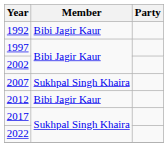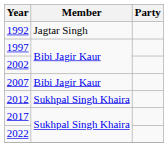(67, 30) Bibi Jagir Kaur -> (61, 30) Jagtar Singh
(82, 82) Sukhpal Singh Khaira -> (67, 82) Bibi Jagir Kaur
(67, 99) Bibi Jagir Kaur -> (82, 99) Sukhpal Singh Khaira
